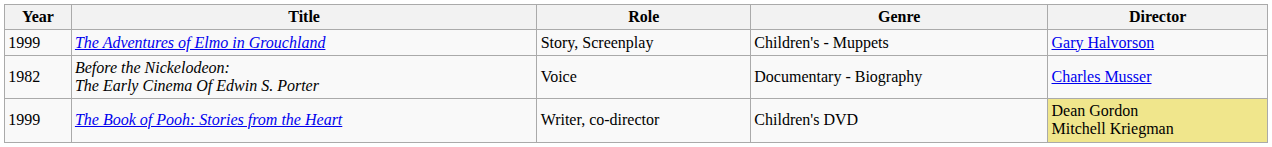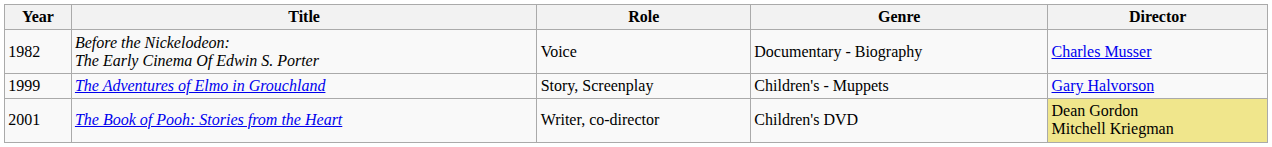rows swapped: (197, 76) <-> (200, 42)
(24, 120) 1999 -> (24, 120) 2001
